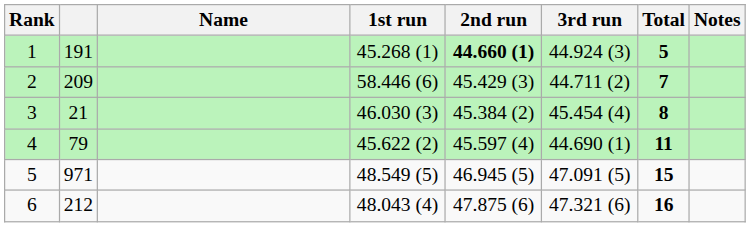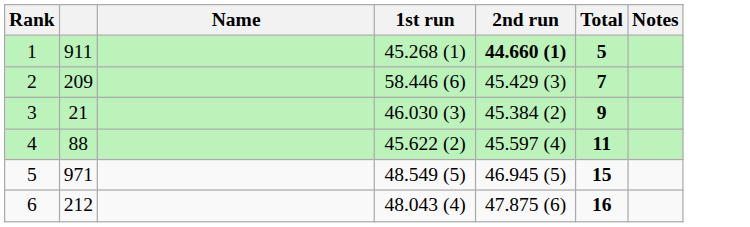- column: (590, 19)
(78, 50) 191 -> (78, 50) 911
(664, 112) 8 -> (602, 112) 9
(78, 143) 79 -> (78, 143) 88
